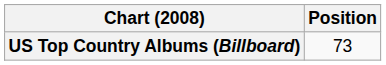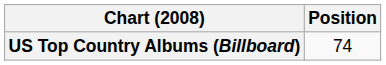(343, 45) 73 -> (343, 45) 74
